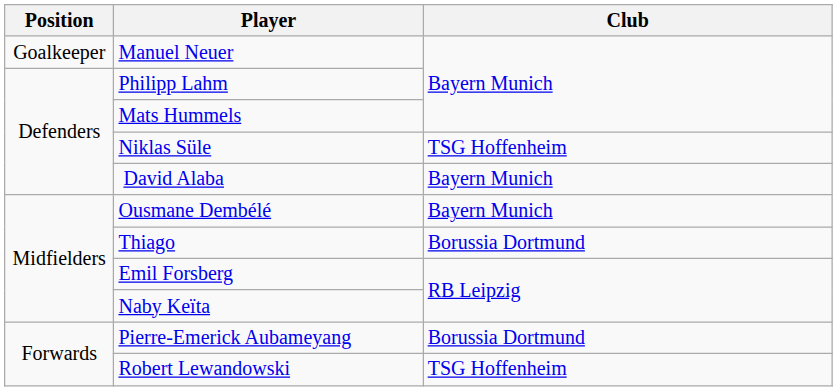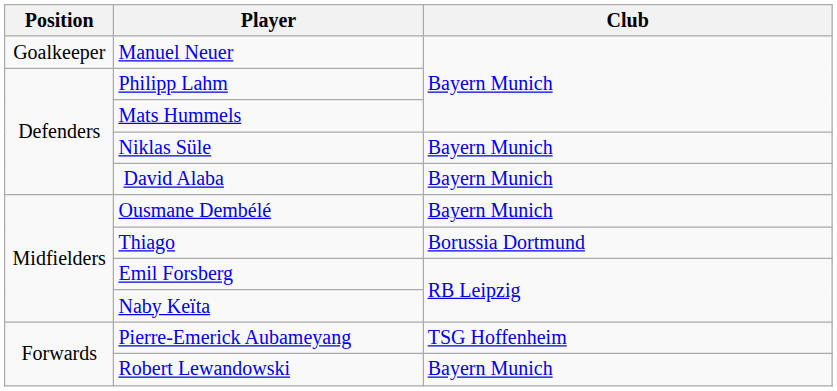(497, 147) TSG Hoffenheim -> (490, 147) Bayern Munich
(506, 337) Borussia Dortmund -> (497, 337) TSG Hoffenheim
(497, 369) TSG Hoffenheim -> (490, 369) Bayern Munich
